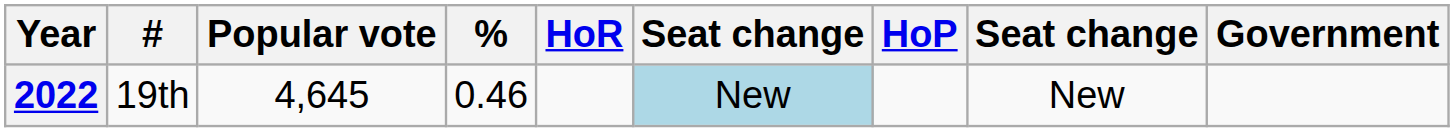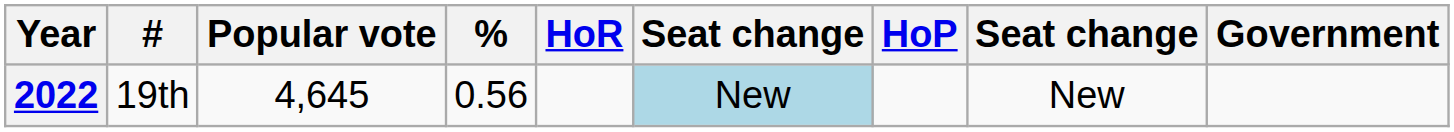(491, 94) 0.46 -> (491, 94) 0.56
